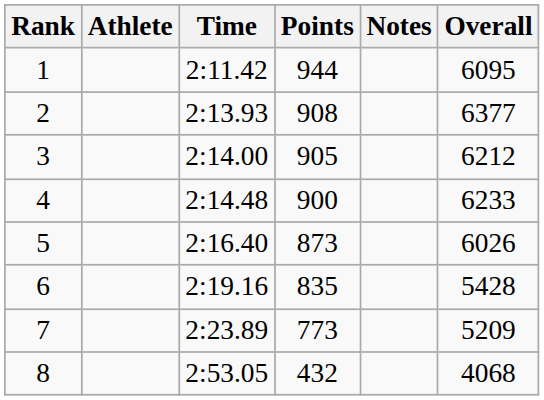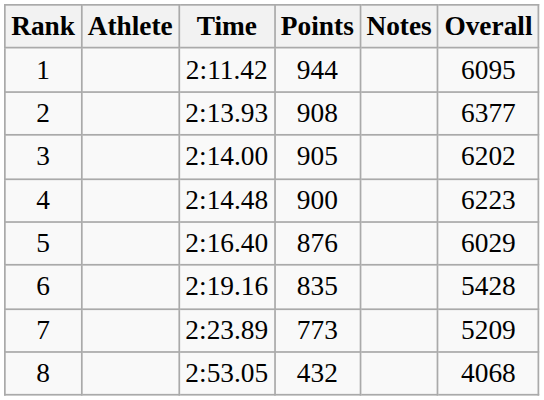(488, 156) 6212 -> (488, 156) 6202
(488, 199) 6233 -> (488, 199) 6223
(317, 243) 873 -> (317, 243) 876
(488, 243) 6026 -> (488, 243) 6029
